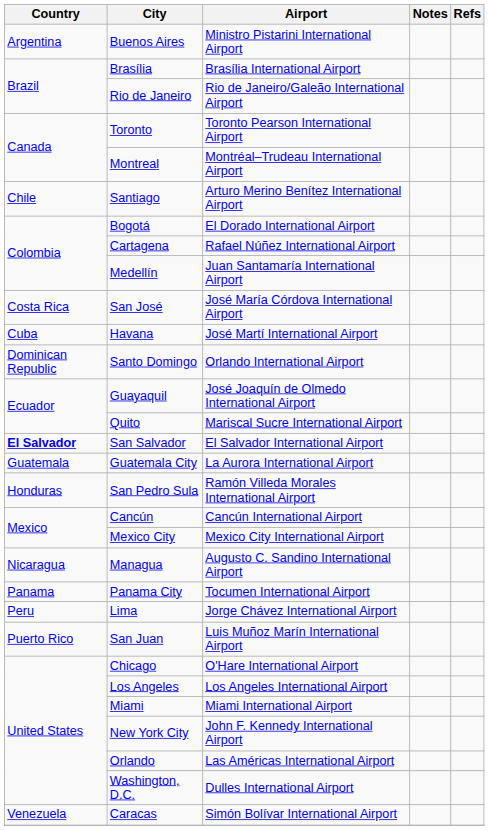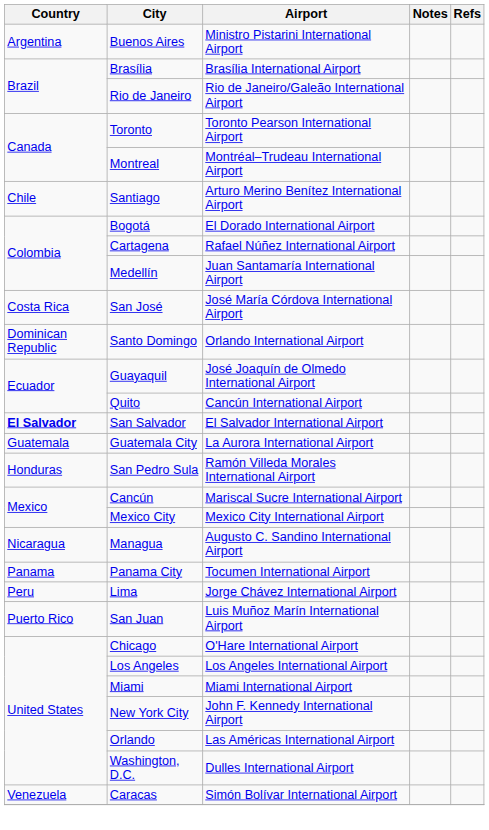- row: (132, 334)
(304, 423) Mariscal Sucre International Airport -> (284, 403) Cancún International Airport
(284, 517) Cancún International Airport -> (304, 497) Mariscal Sucre International Airport
